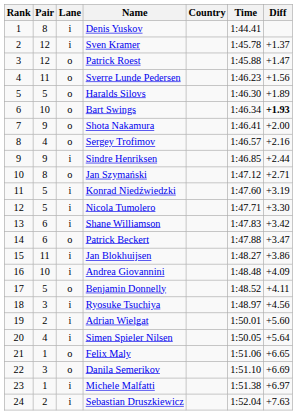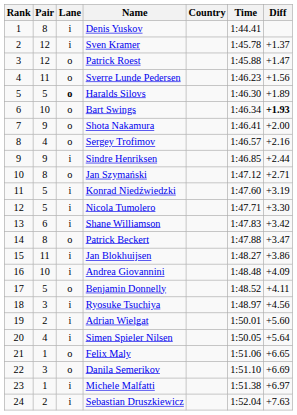(70, 93) normal -> (70, 93) bold
(45, 239) 6 -> (45, 239) 8
